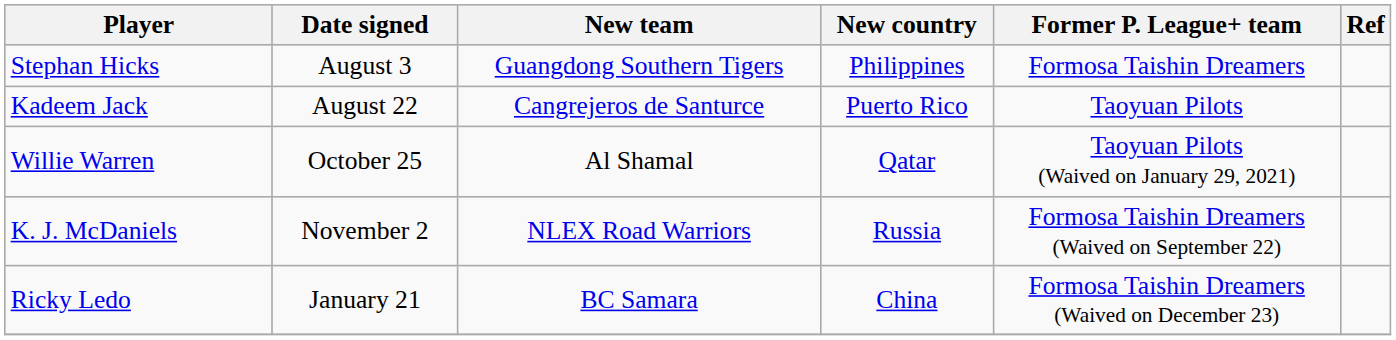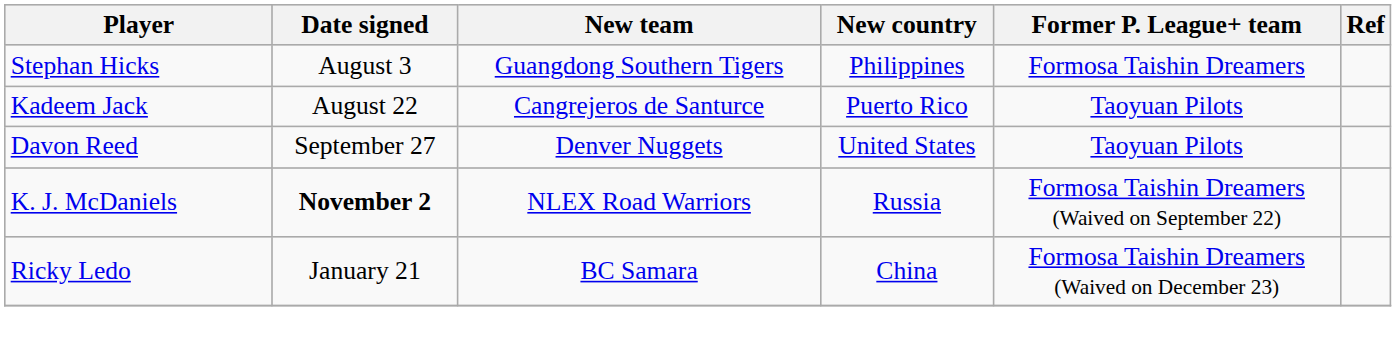+ row: (74, 146)
- row: (82, 161)
(365, 230) normal -> (365, 201) bold
